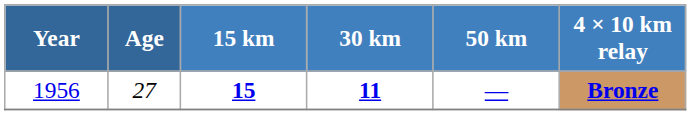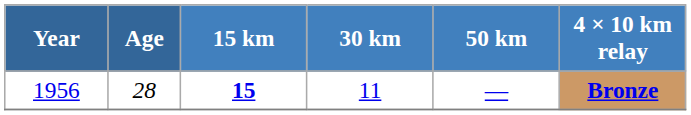(144, 90) 27 -> (144, 90) 28
(370, 90) bold -> (370, 90) normal
